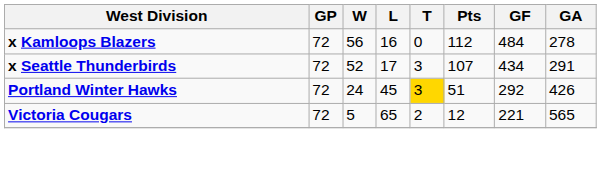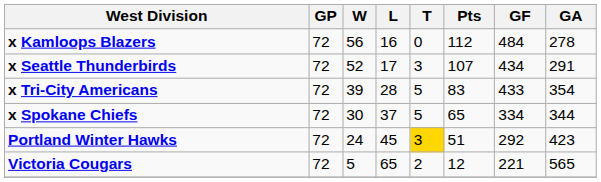+ row: (83, 90)
+ row: (73, 115)
(562, 90) 426 -> (562, 139) 423
